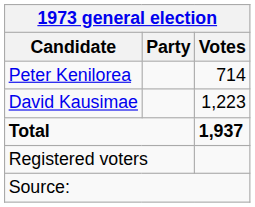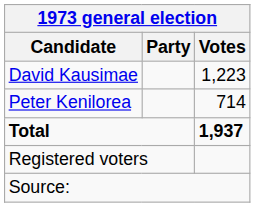rows swapped: (73, 103) <-> (70, 74)
